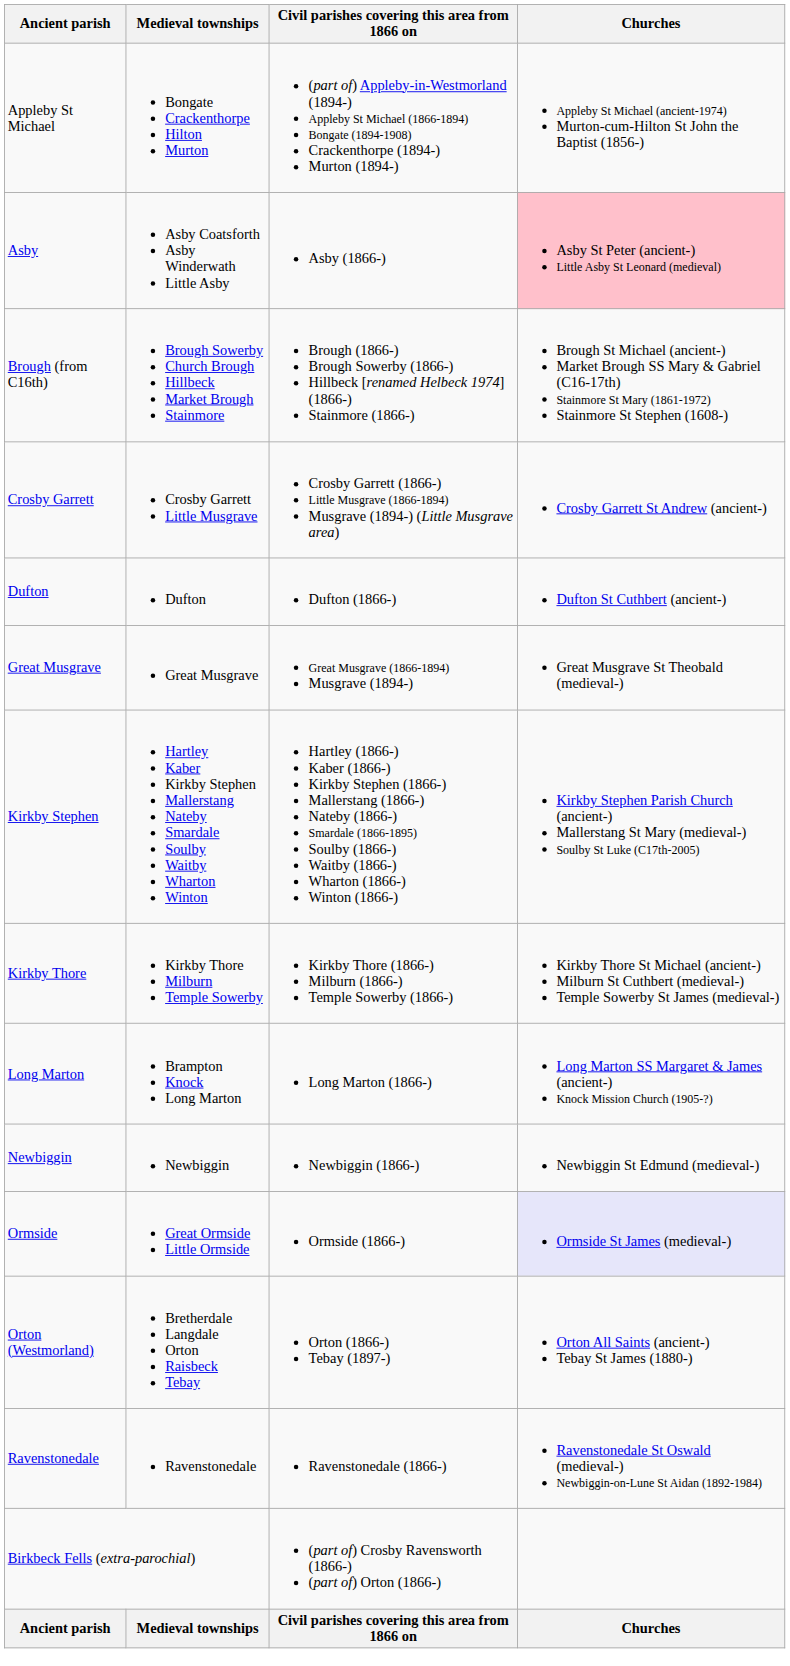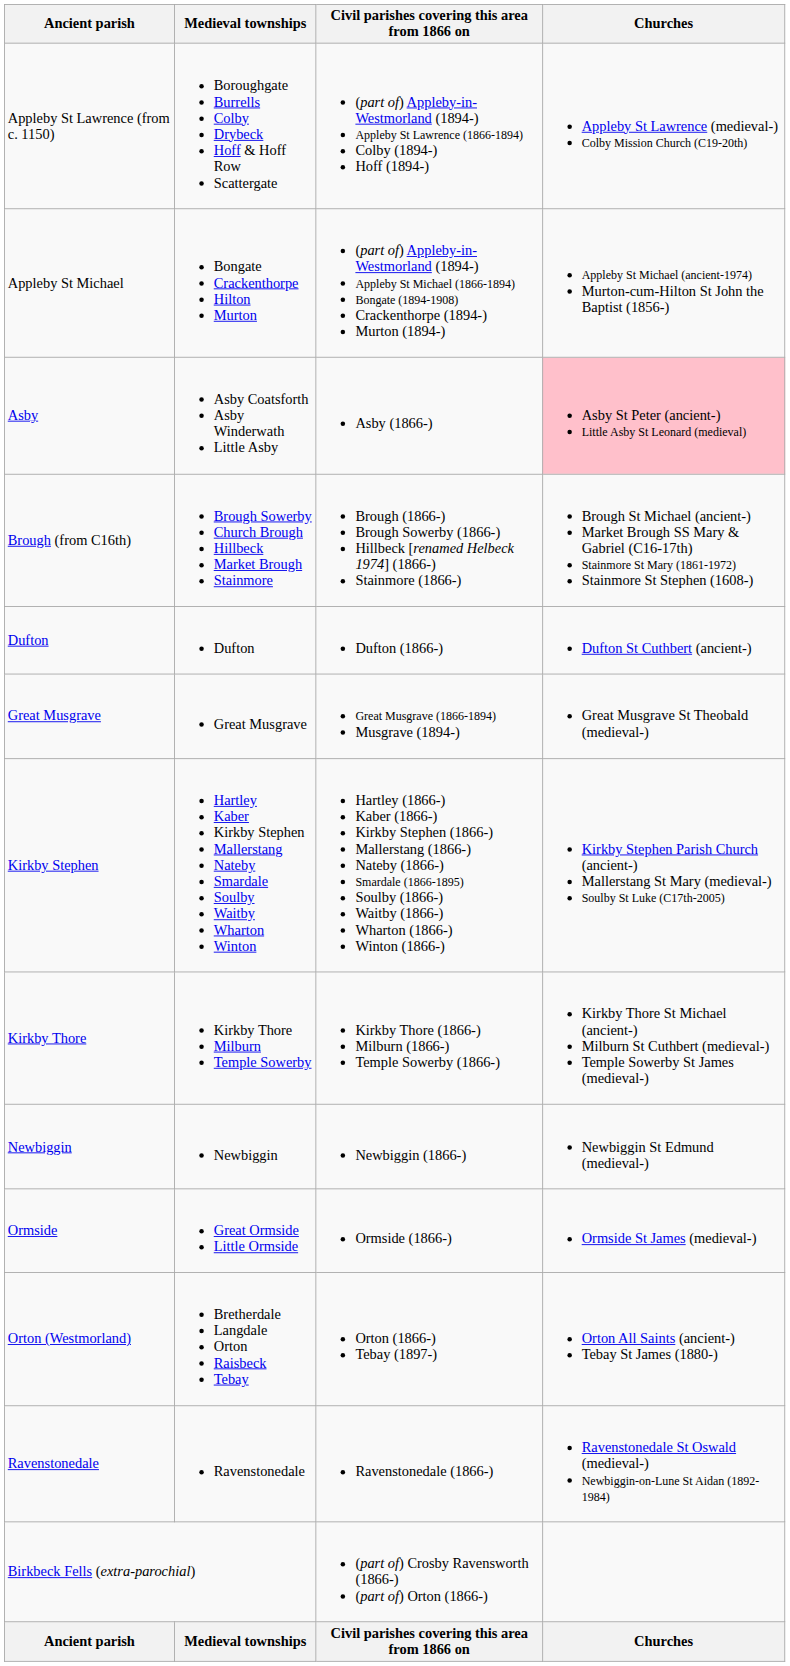+ row: (89, 126)
- row: (51, 499)
- row: (46, 1073)
(651, 1242) lavender background -> (664, 1239) no background
